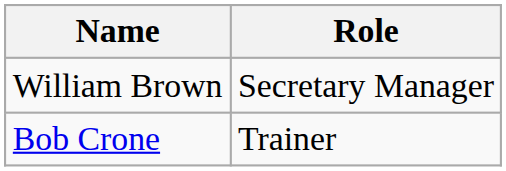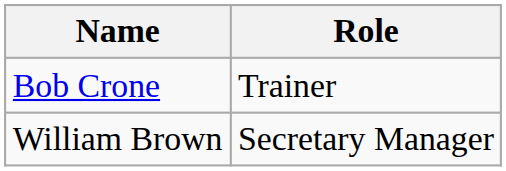rows swapped: (118, 84) <-> (86, 138)
